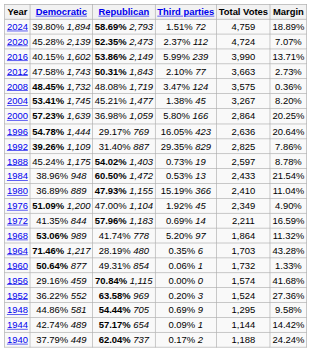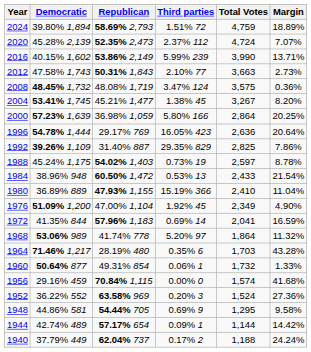(243, 221) 2,211 -> (243, 221) 2,041
